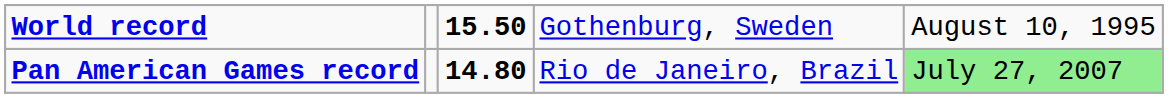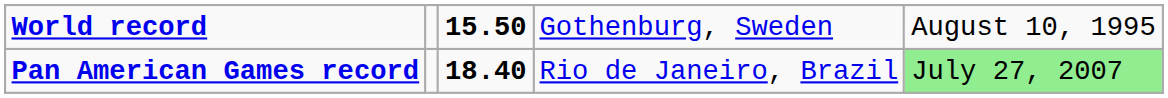(486, 71) 14.80 -> (486, 71) 18.40
